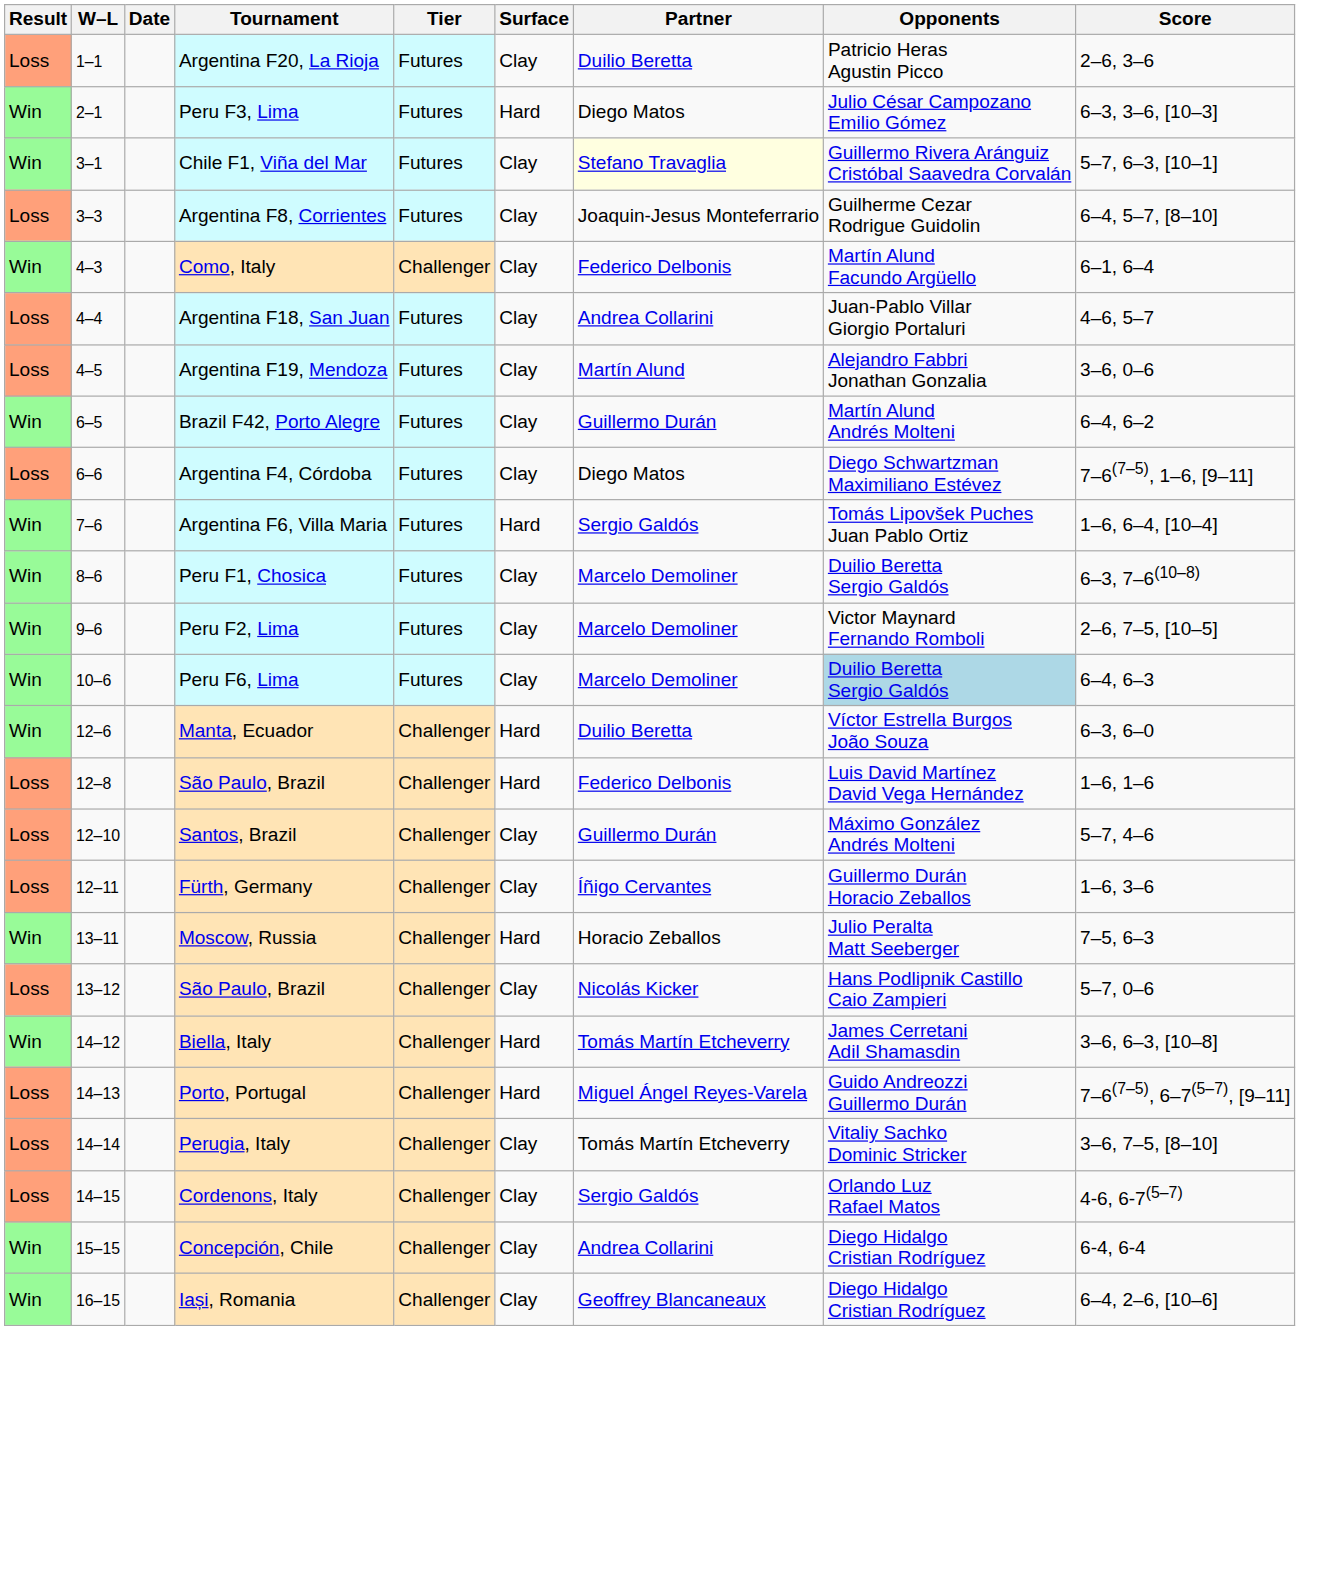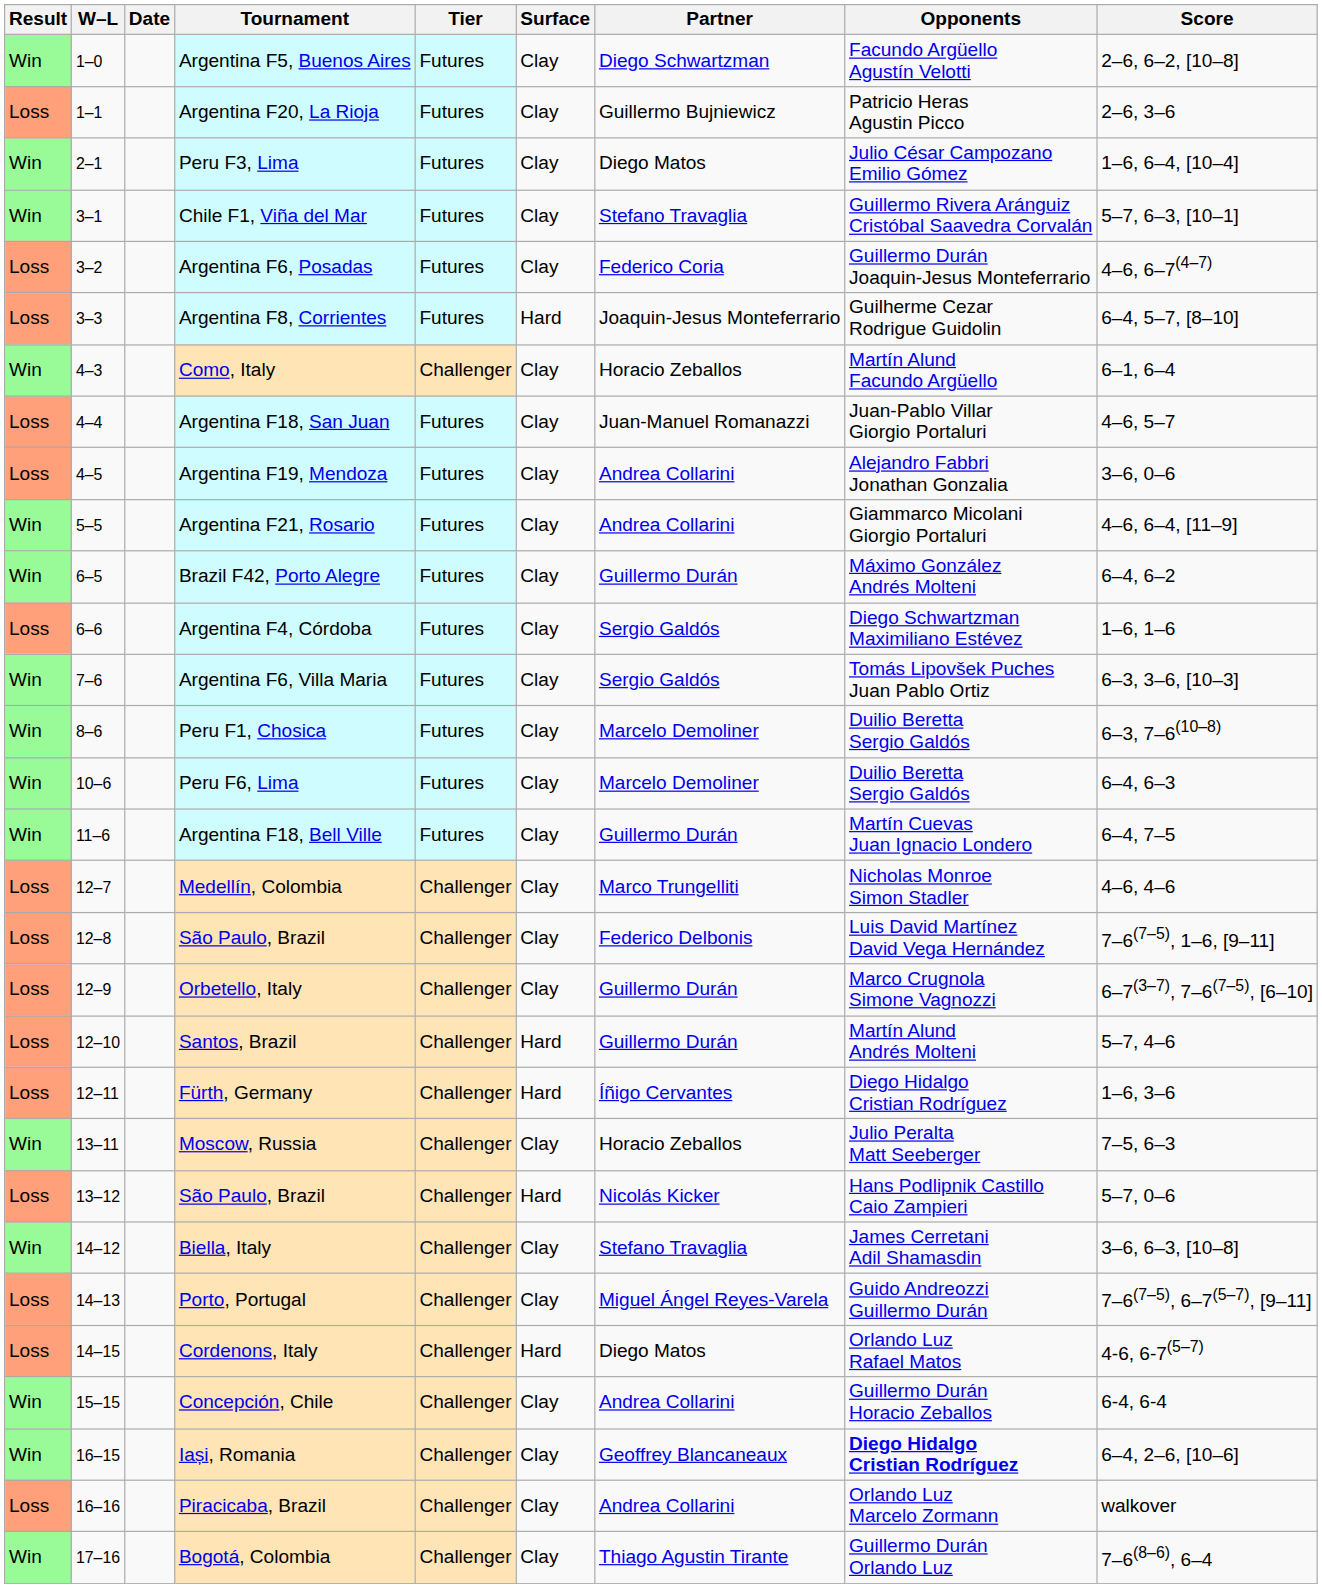+ row: (89, 61)
(635, 60) Duilio Beretta -> (687, 112) Guillermo Bujniewicz
(520, 112) Hard -> (539, 163) Clay
(1149, 112) 6–3, 3–6, [10–3] -> (1170, 163) 1–6, 6–4, [10–4]
(652, 163) lightyellow background -> (673, 215) no background
+ row: (89, 268)
(518, 215) Clay -> (541, 318) Hard
(655, 266) Federico Delbonis -> (670, 370) Horacio Zeballos
(646, 318) Andrea Collarini -> (704, 421) Juan-Manuel Romanazzi
(631, 370) Martín Alund -> (667, 473) Andrea Collarini
+ row: (89, 526)
(891, 421) Martín Alund Andrés Molteni -> (925, 576) Máximo González Andrés Molteni
(631, 473) Diego Matos -> (659, 628) Sergio Galdós
(1167, 473) 7–6(7–5), 1–6, [9–11] -> (1138, 628) 1–6, 1–6
(520, 525) Hard -> (539, 679) Clay
(1149, 525) 1–6, 6–4, [10–4] -> (1170, 679) 6–3, 3–6, [10–3]
- row: (89, 629)
(888, 679) lightblue background -> (909, 783) no background
+ row: (93, 835)
- row: (94, 732)
+ row: (94, 887)
(520, 783) Hard -> (539, 937) Clay
(1117, 783) 1–6, 1–6 -> (1188, 937) 7–6(7–5), 1–6, [9–11]
+ row: (94, 990)
(518, 834) Clay -> (541, 1041) Hard
(904, 834) Máximo González Andrés Molteni -> (913, 1041) Martín Alund Andrés Molteni
(518, 886) Clay -> (541, 1092) Hard
(899, 886) Guillermo Durán Horacio Zeballos -> (928, 1092) Diego Hidalgo Cristian Rodríguez
(520, 937) Hard -> (539, 1144) Clay
(518, 989) Clay -> (541, 1196) Hard
(520, 1041) Hard -> (539, 1247) Clay
(684, 1041) Tomás Martín Etcheverry -> (673, 1247) Stefano Travaglia
(520, 1092) Hard -> (539, 1299) Clay
- row: (98, 1145)
(518, 1196) Clay -> (541, 1350) Hard
(638, 1196) Sergio Galdós -> (652, 1350) Diego Matos
(907, 1247) Diego Hidalgo Cristian Rodríguez -> (920, 1402) Guillermo Durán Horacio Zeballos
(907, 1299) normal -> (934, 1454) bold
+ row: (98, 1506)
+ row: (98, 1558)
